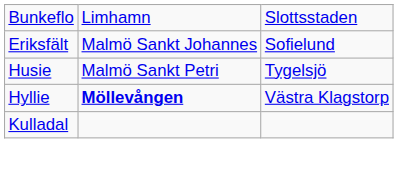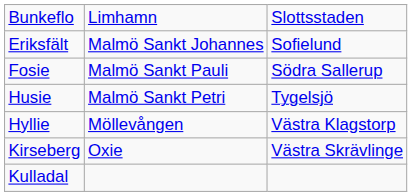+ row: (29, 71)
(132, 97) bold -> (136, 124) normal
+ row: (44, 151)
